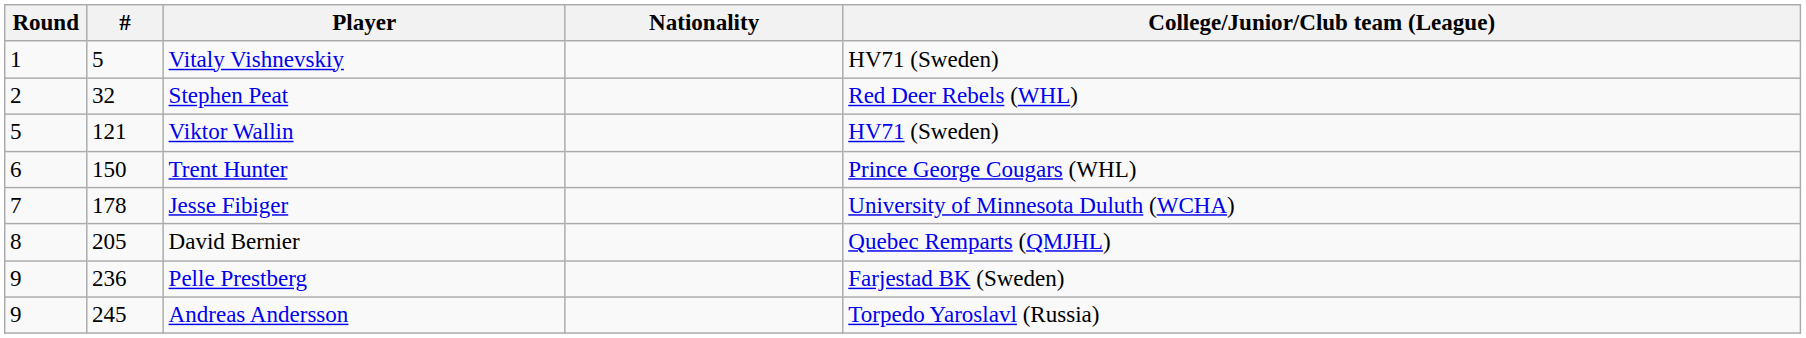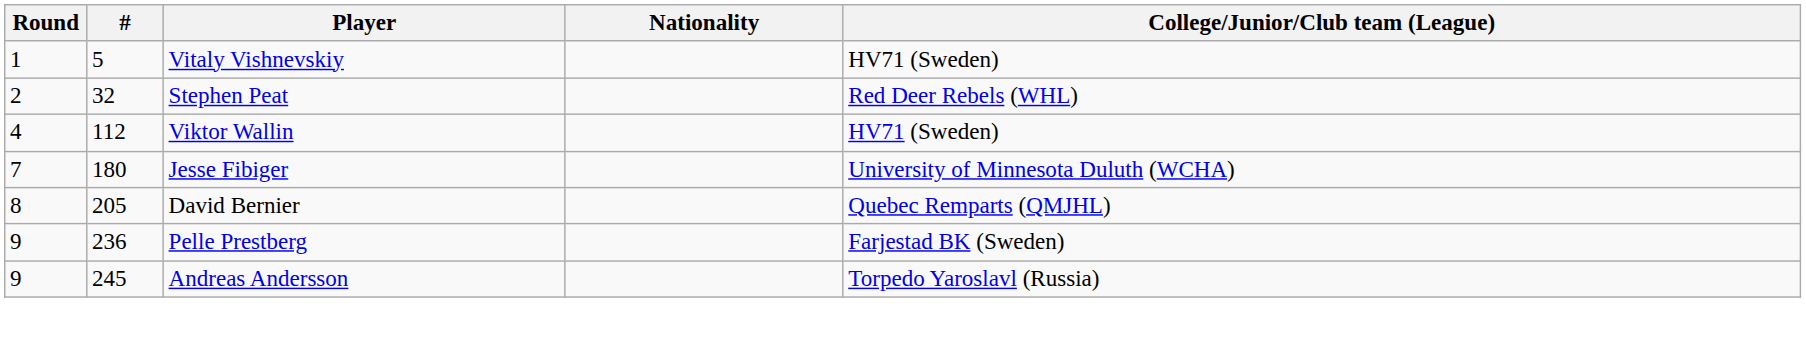(16, 132) 5 -> (16, 132) 4
(109, 132) 121 -> (109, 132) 112
- row: (228, 168)
(109, 205) 178 -> (109, 168) 180
